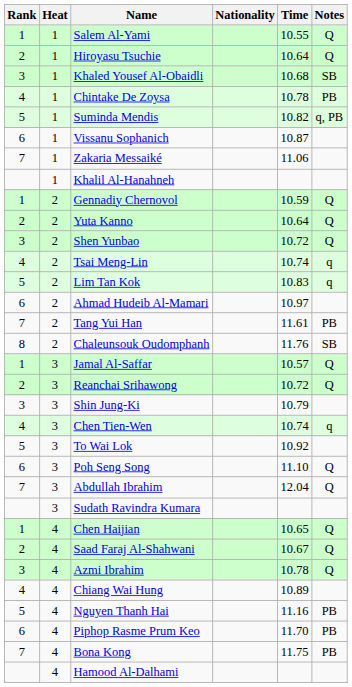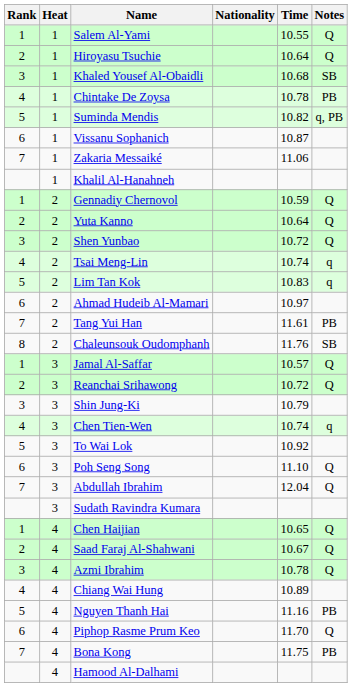(329, 631) PB -> (329, 631) Q
